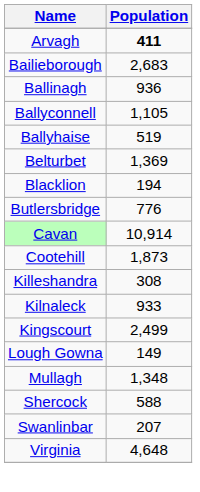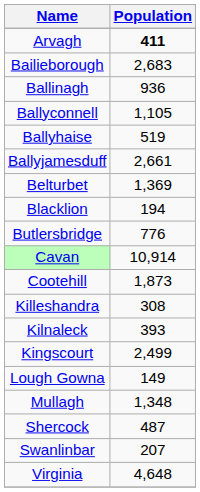+ row: (57, 161)
(149, 305) 933 -> (153, 329) 393
(149, 402) 588 -> (153, 426) 487
